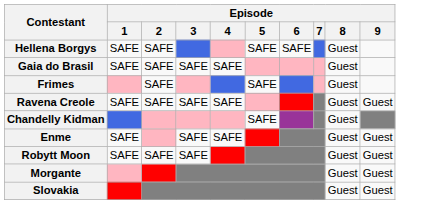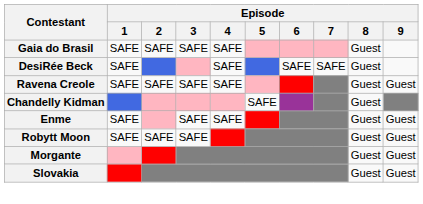- row: (56, 48)
+ row: (56, 66)
- row: (56, 84)
